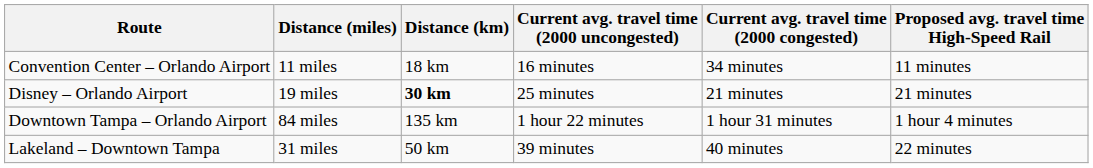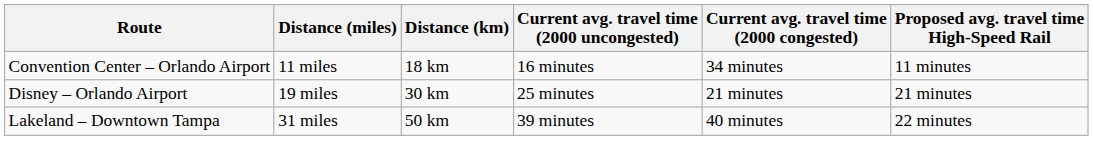(428, 93) bold -> (427, 93) normal
- row: (138, 120)
